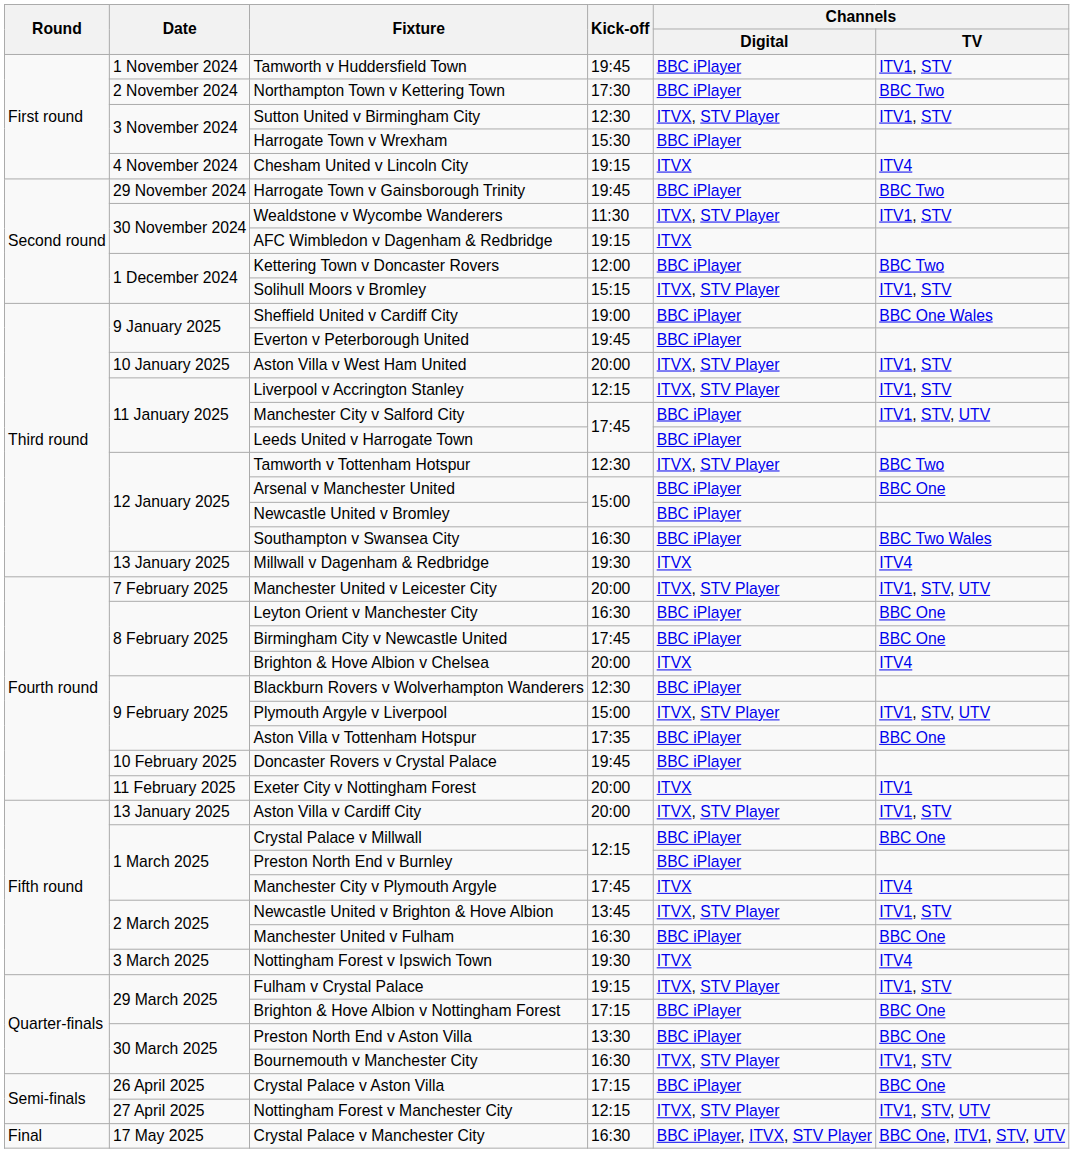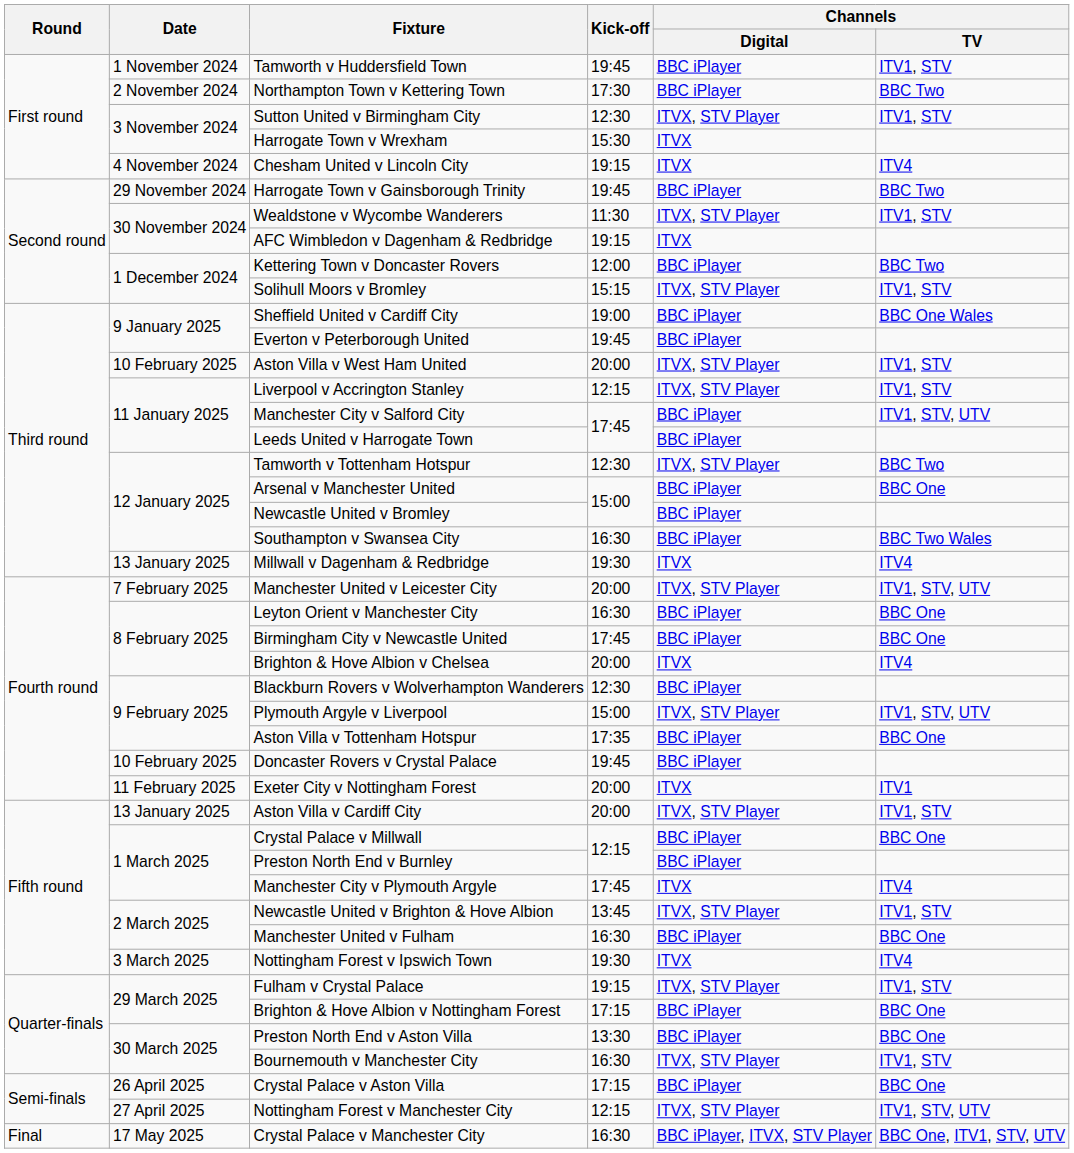(699, 141) BBC iPlayer -> (674, 141) ITVX
(171, 365) 10 January 2025 -> (175, 365) 10 February 2025
